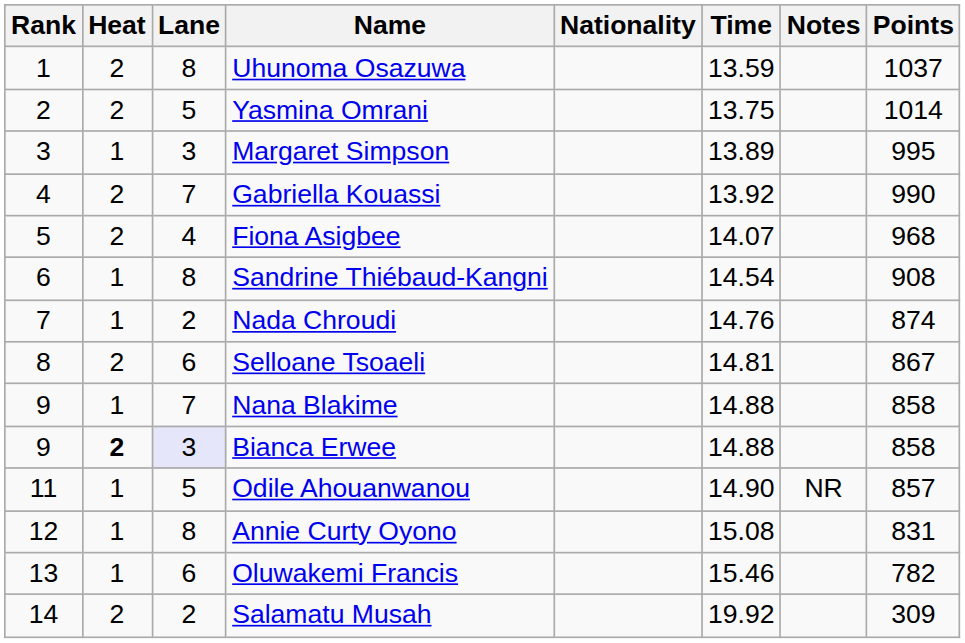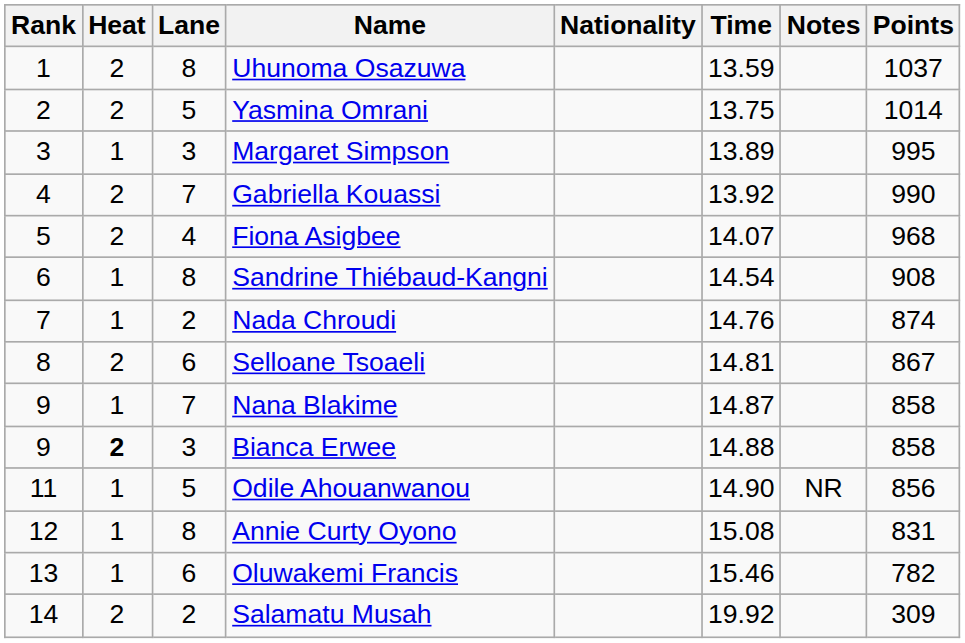(741, 404) 14.88 -> (741, 404) 14.87
(189, 446) lavender background -> (189, 446) no background
(913, 488) 857 -> (913, 488) 856
